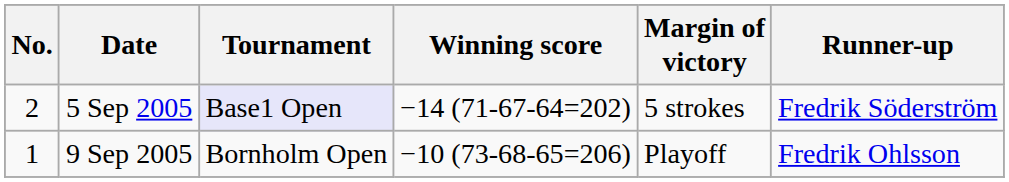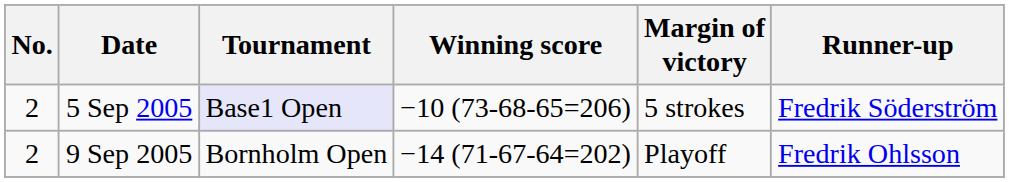(516, 107) −14 (71-67-64=202) -> (516, 107) −10 (73-68-65=206)
(32, 153) 1 -> (32, 153) 2
(516, 153) −10 (73-68-65=206) -> (516, 153) −14 (71-67-64=202)
